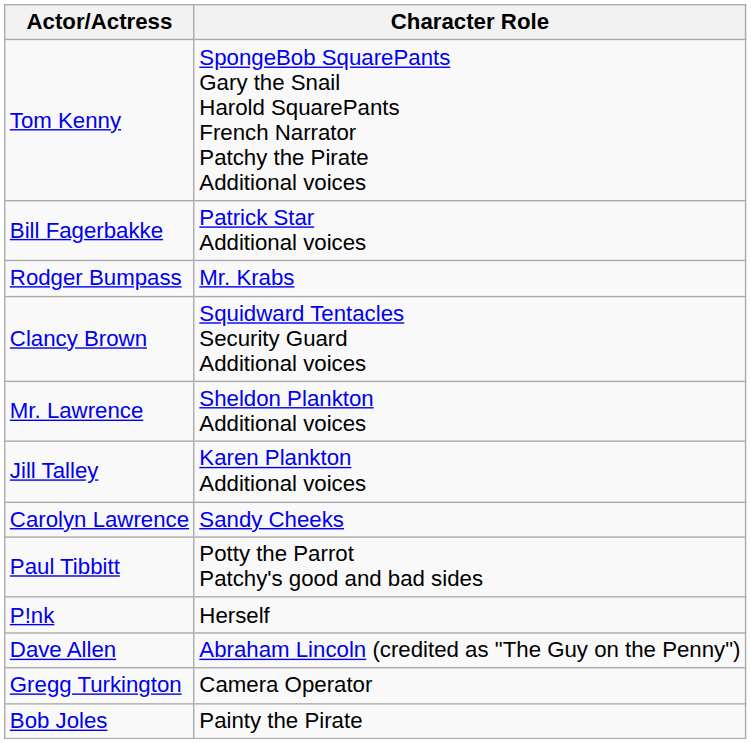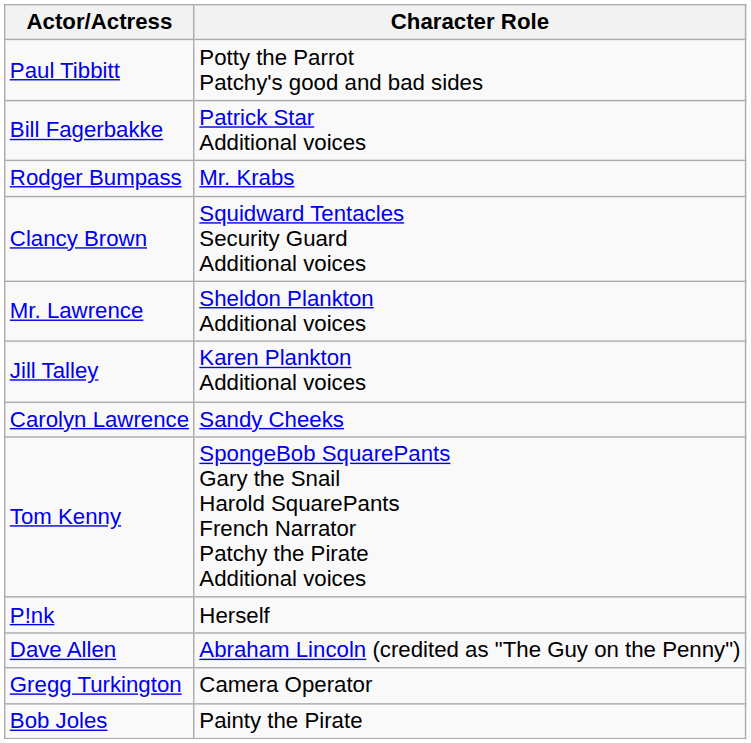rows swapped: (65, 119) <-> (65, 567)
